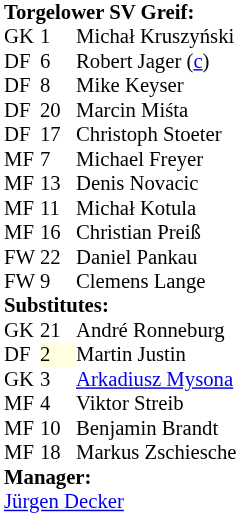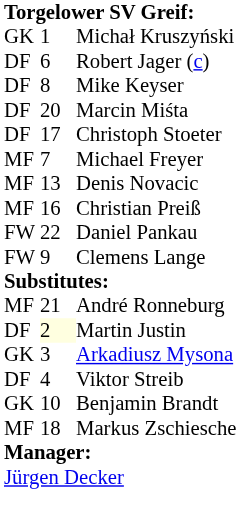- row: (136, 207)
(19, 330) GK -> (19, 305) MF
(19, 403) MF -> (17, 379) DF
(19, 428) MF -> (19, 403) GK
